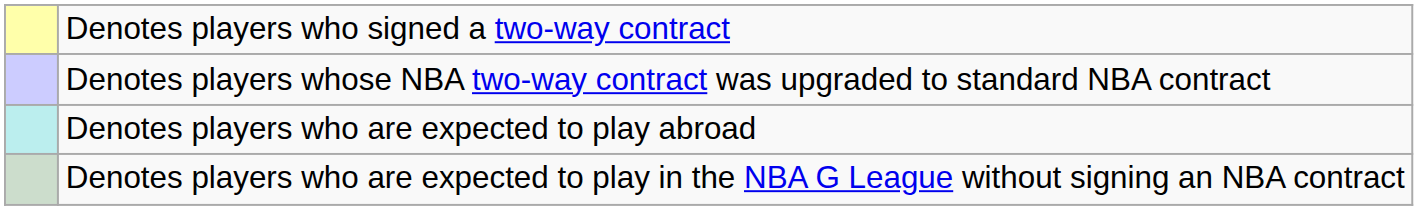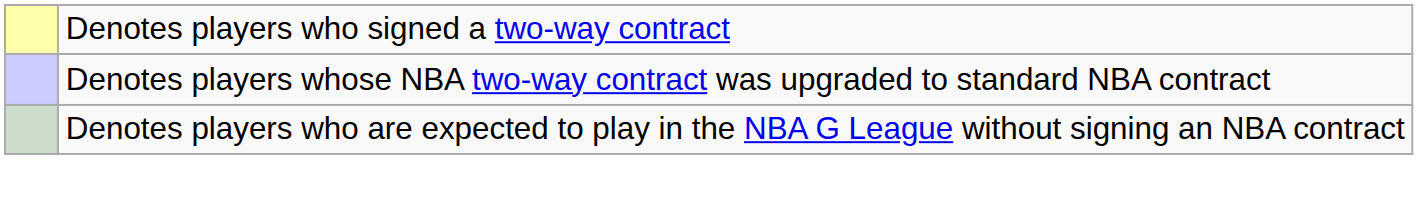- row: (411, 128)
